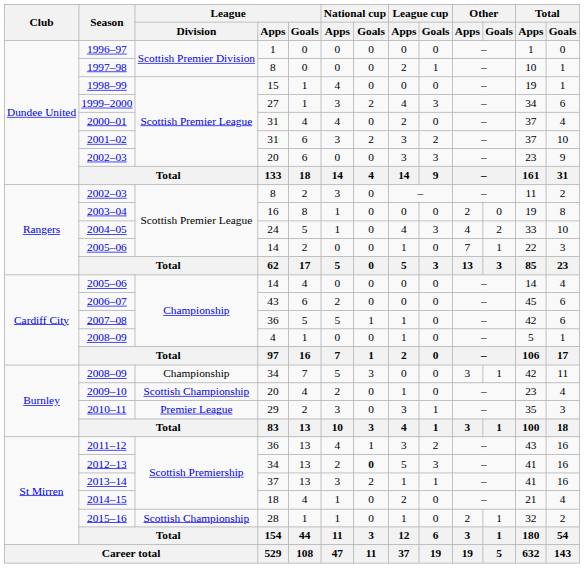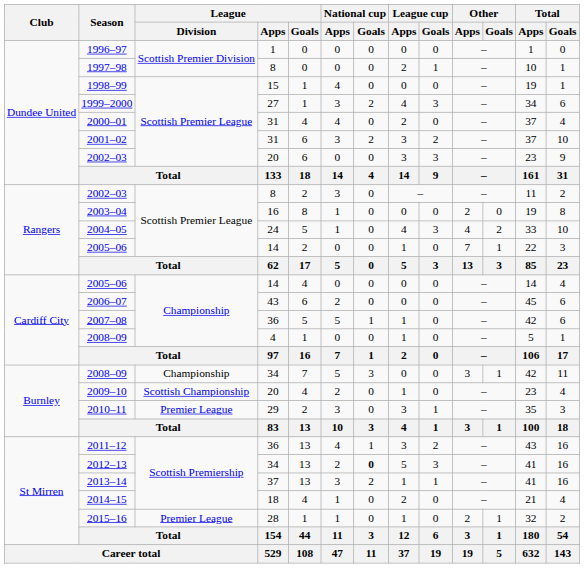(196, 517) Scottish Championship -> (196, 517) Premier League
